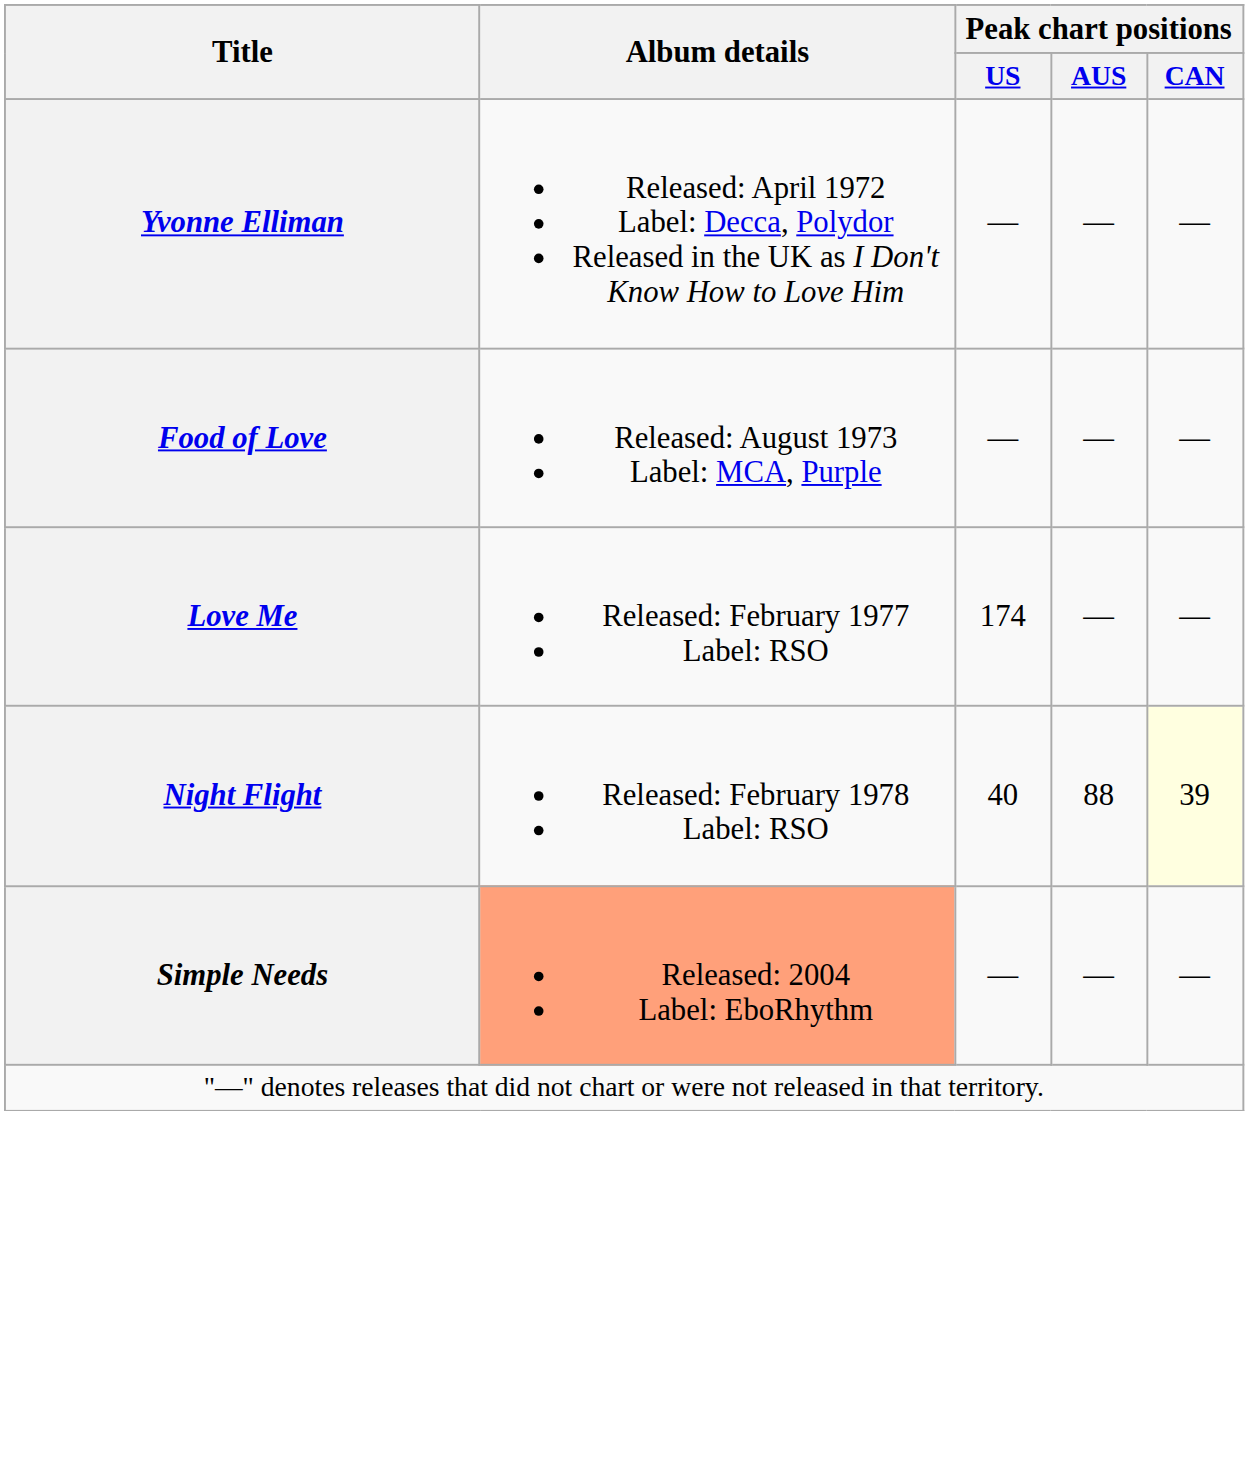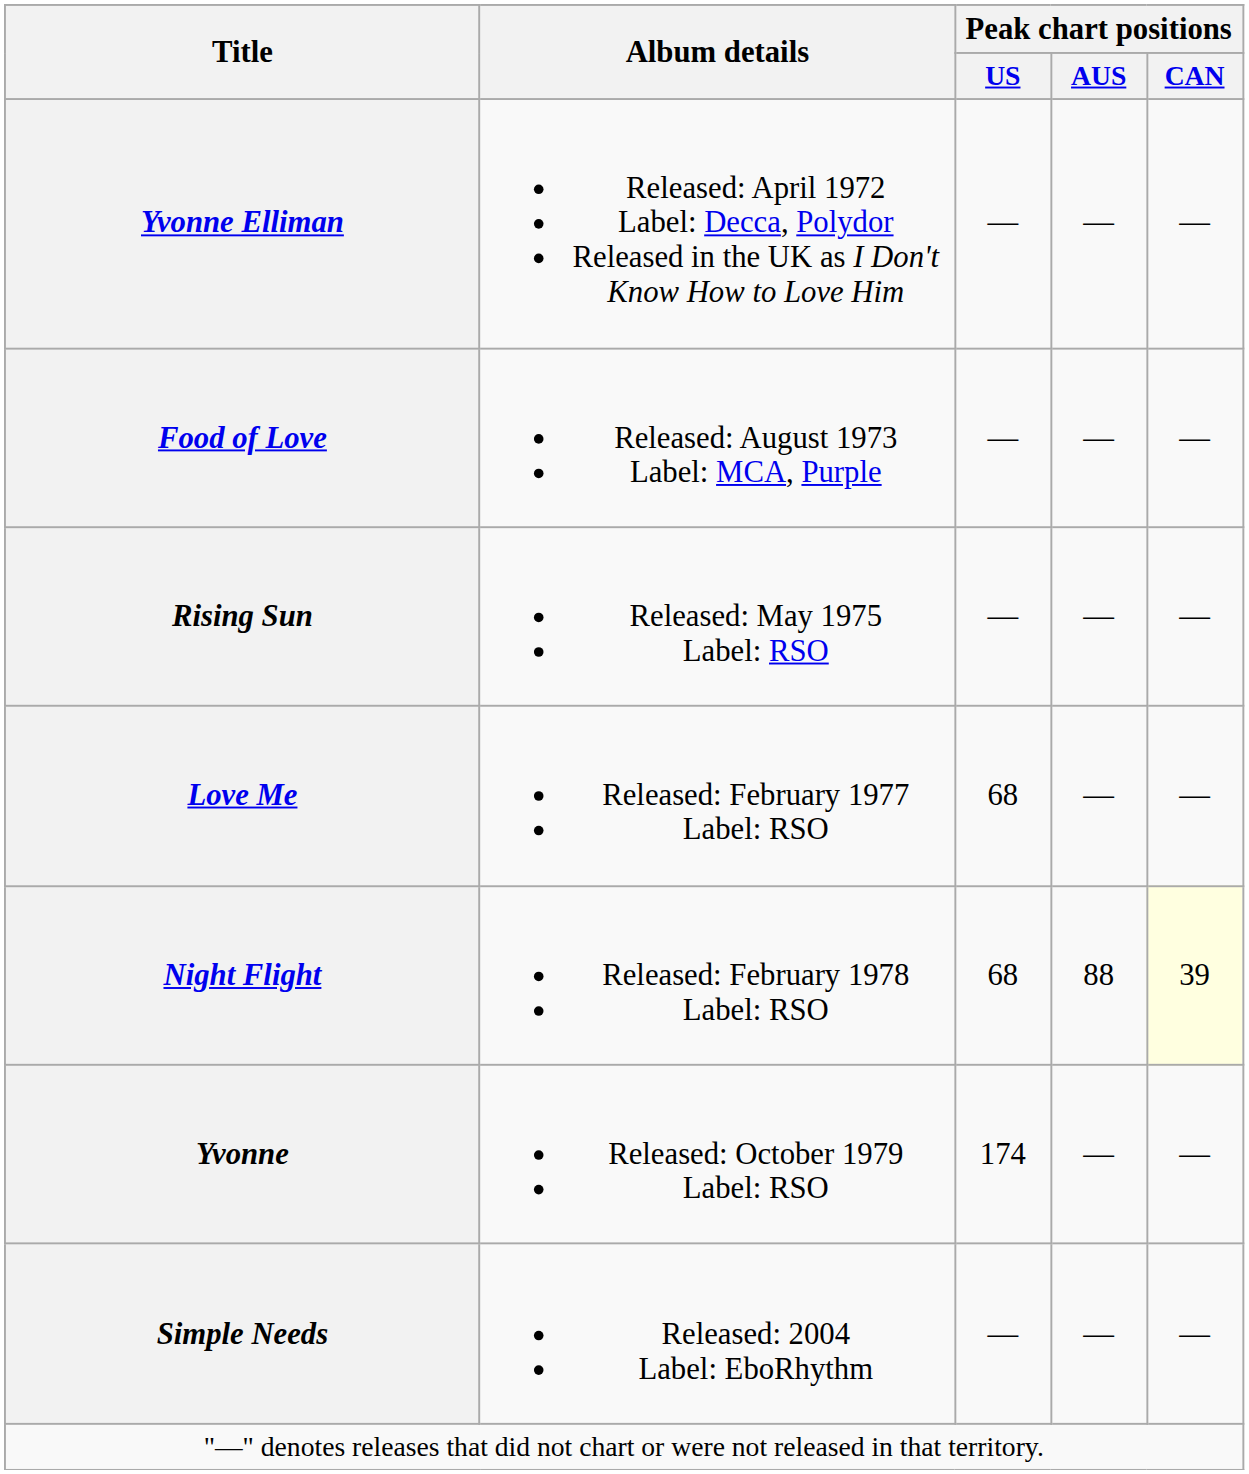+ row: (242, 616)
(1003, 616) 174 -> (1003, 795) 68
(1003, 795) 40 -> (1003, 974) 68
+ row: (242, 1153)
(717, 992) lightsalmon background -> (717, 1351) no background
